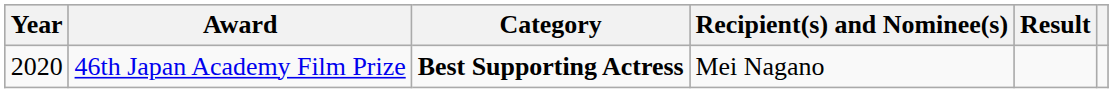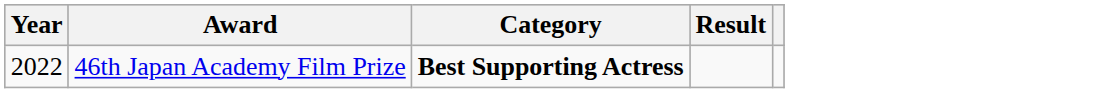- column: (852, 25)
(37, 66) 2020 -> (37, 66) 2022
